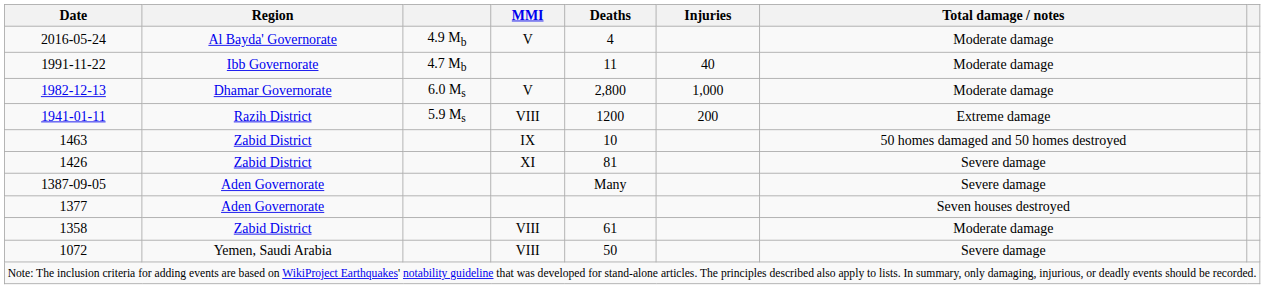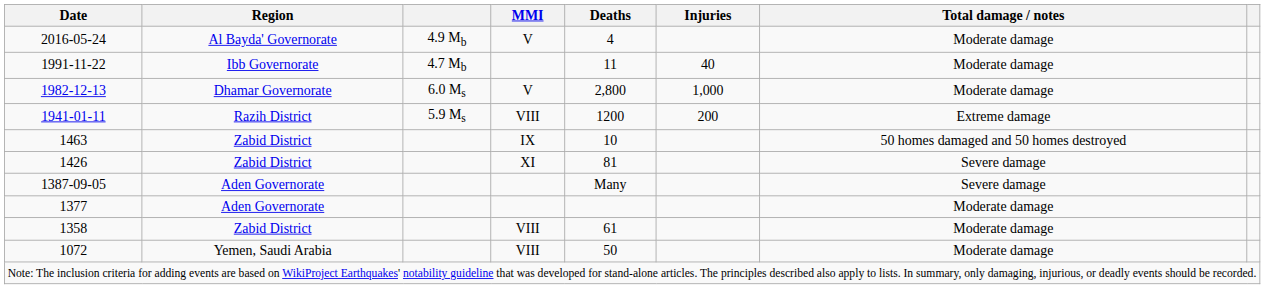(1003, 206) Seven houses destroyed -> (1003, 206) Moderate damage
(1003, 250) Severe damage -> (1003, 250) Moderate damage
